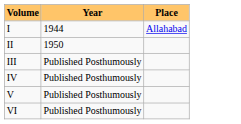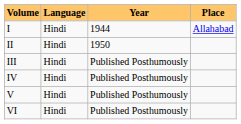+ column: (64, 13)
